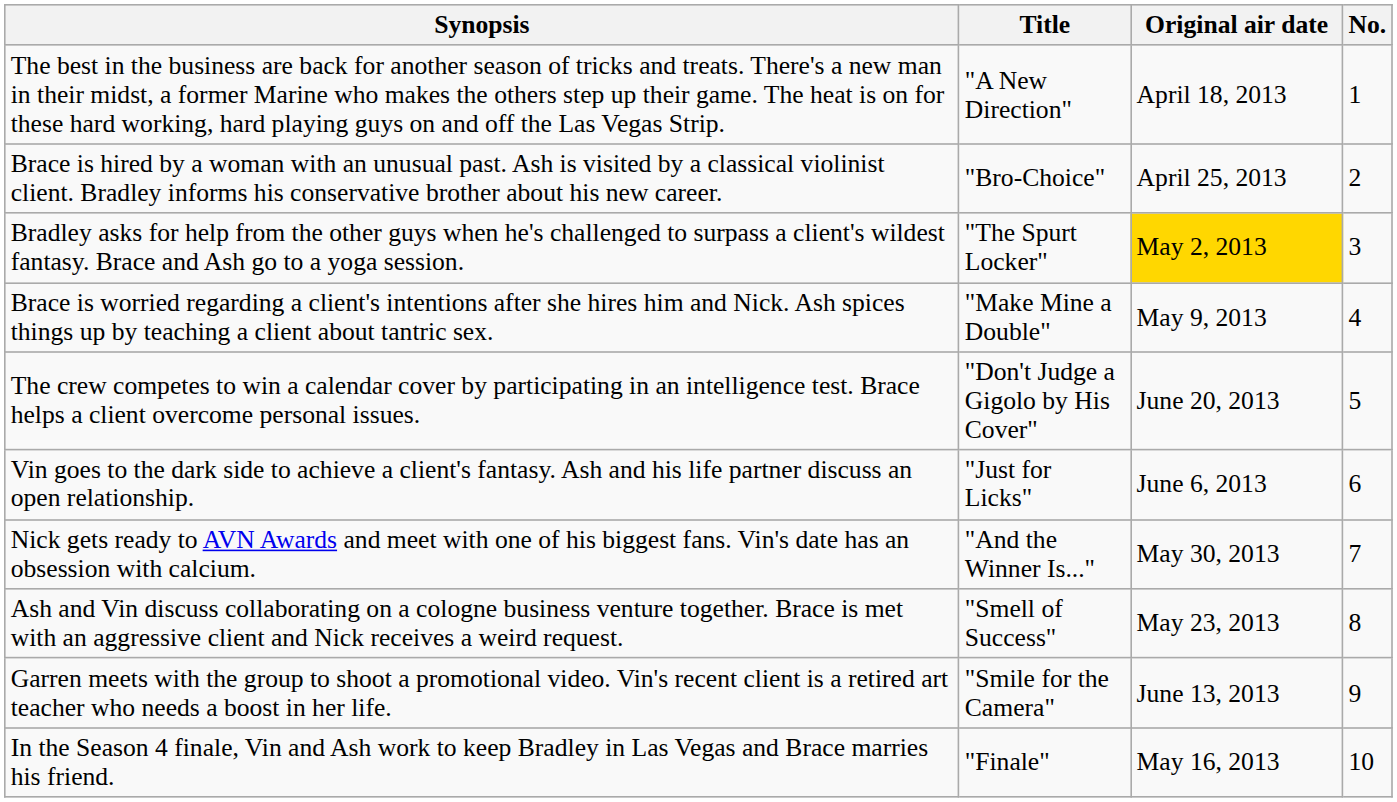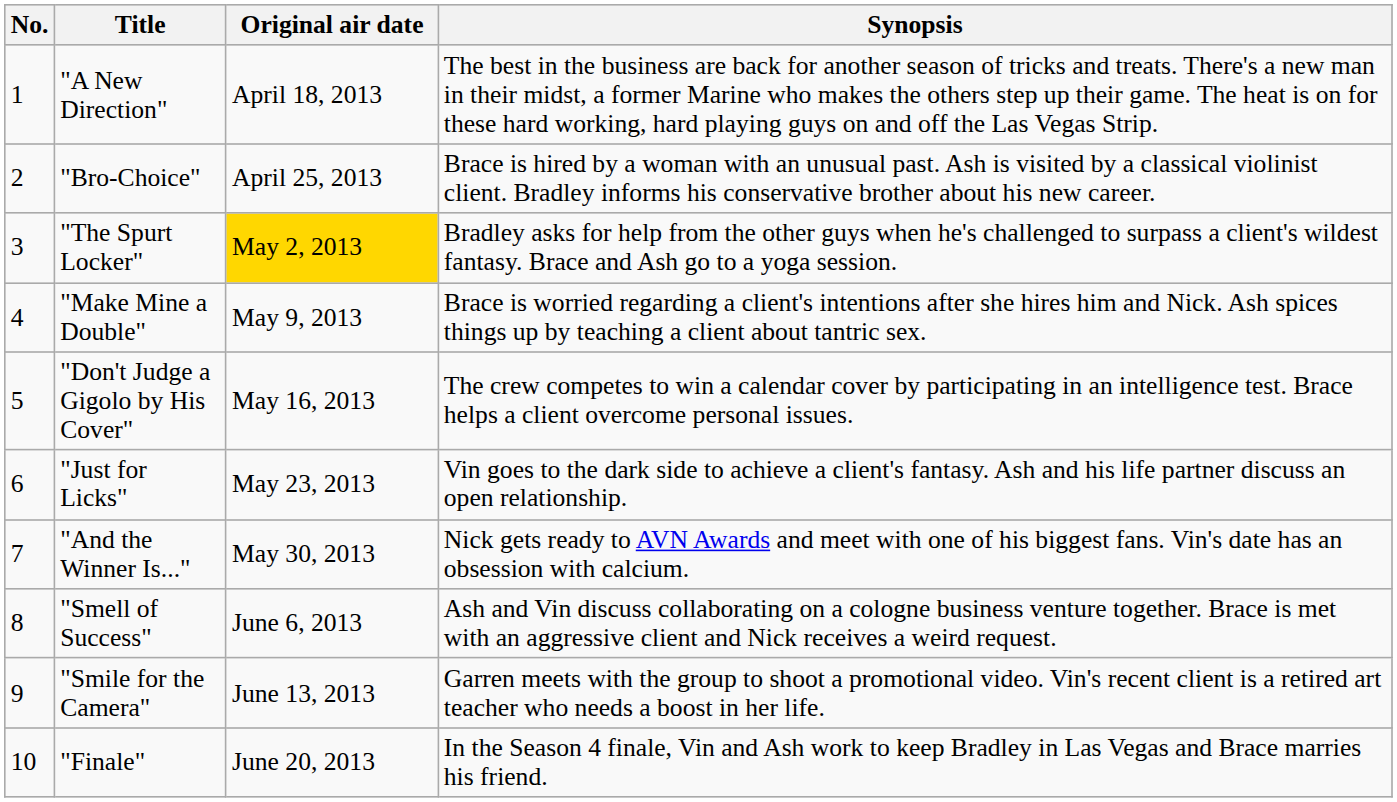columns swapped: (1367, 24) <-> (482, 24)
(1208, 400) June 20, 2013 -> (303, 400) May 16, 2013
(1202, 484) June 6, 2013 -> (303, 484) May 23, 2013
(1208, 623) May 23, 2013 -> (297, 623) June 6, 2013
(1208, 762) May 16, 2013 -> (303, 762) June 20, 2013
